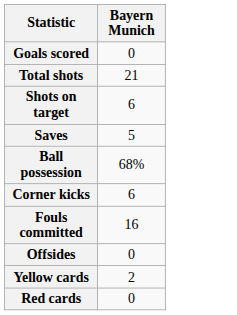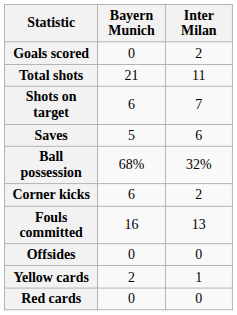+ column: (199, 23)
